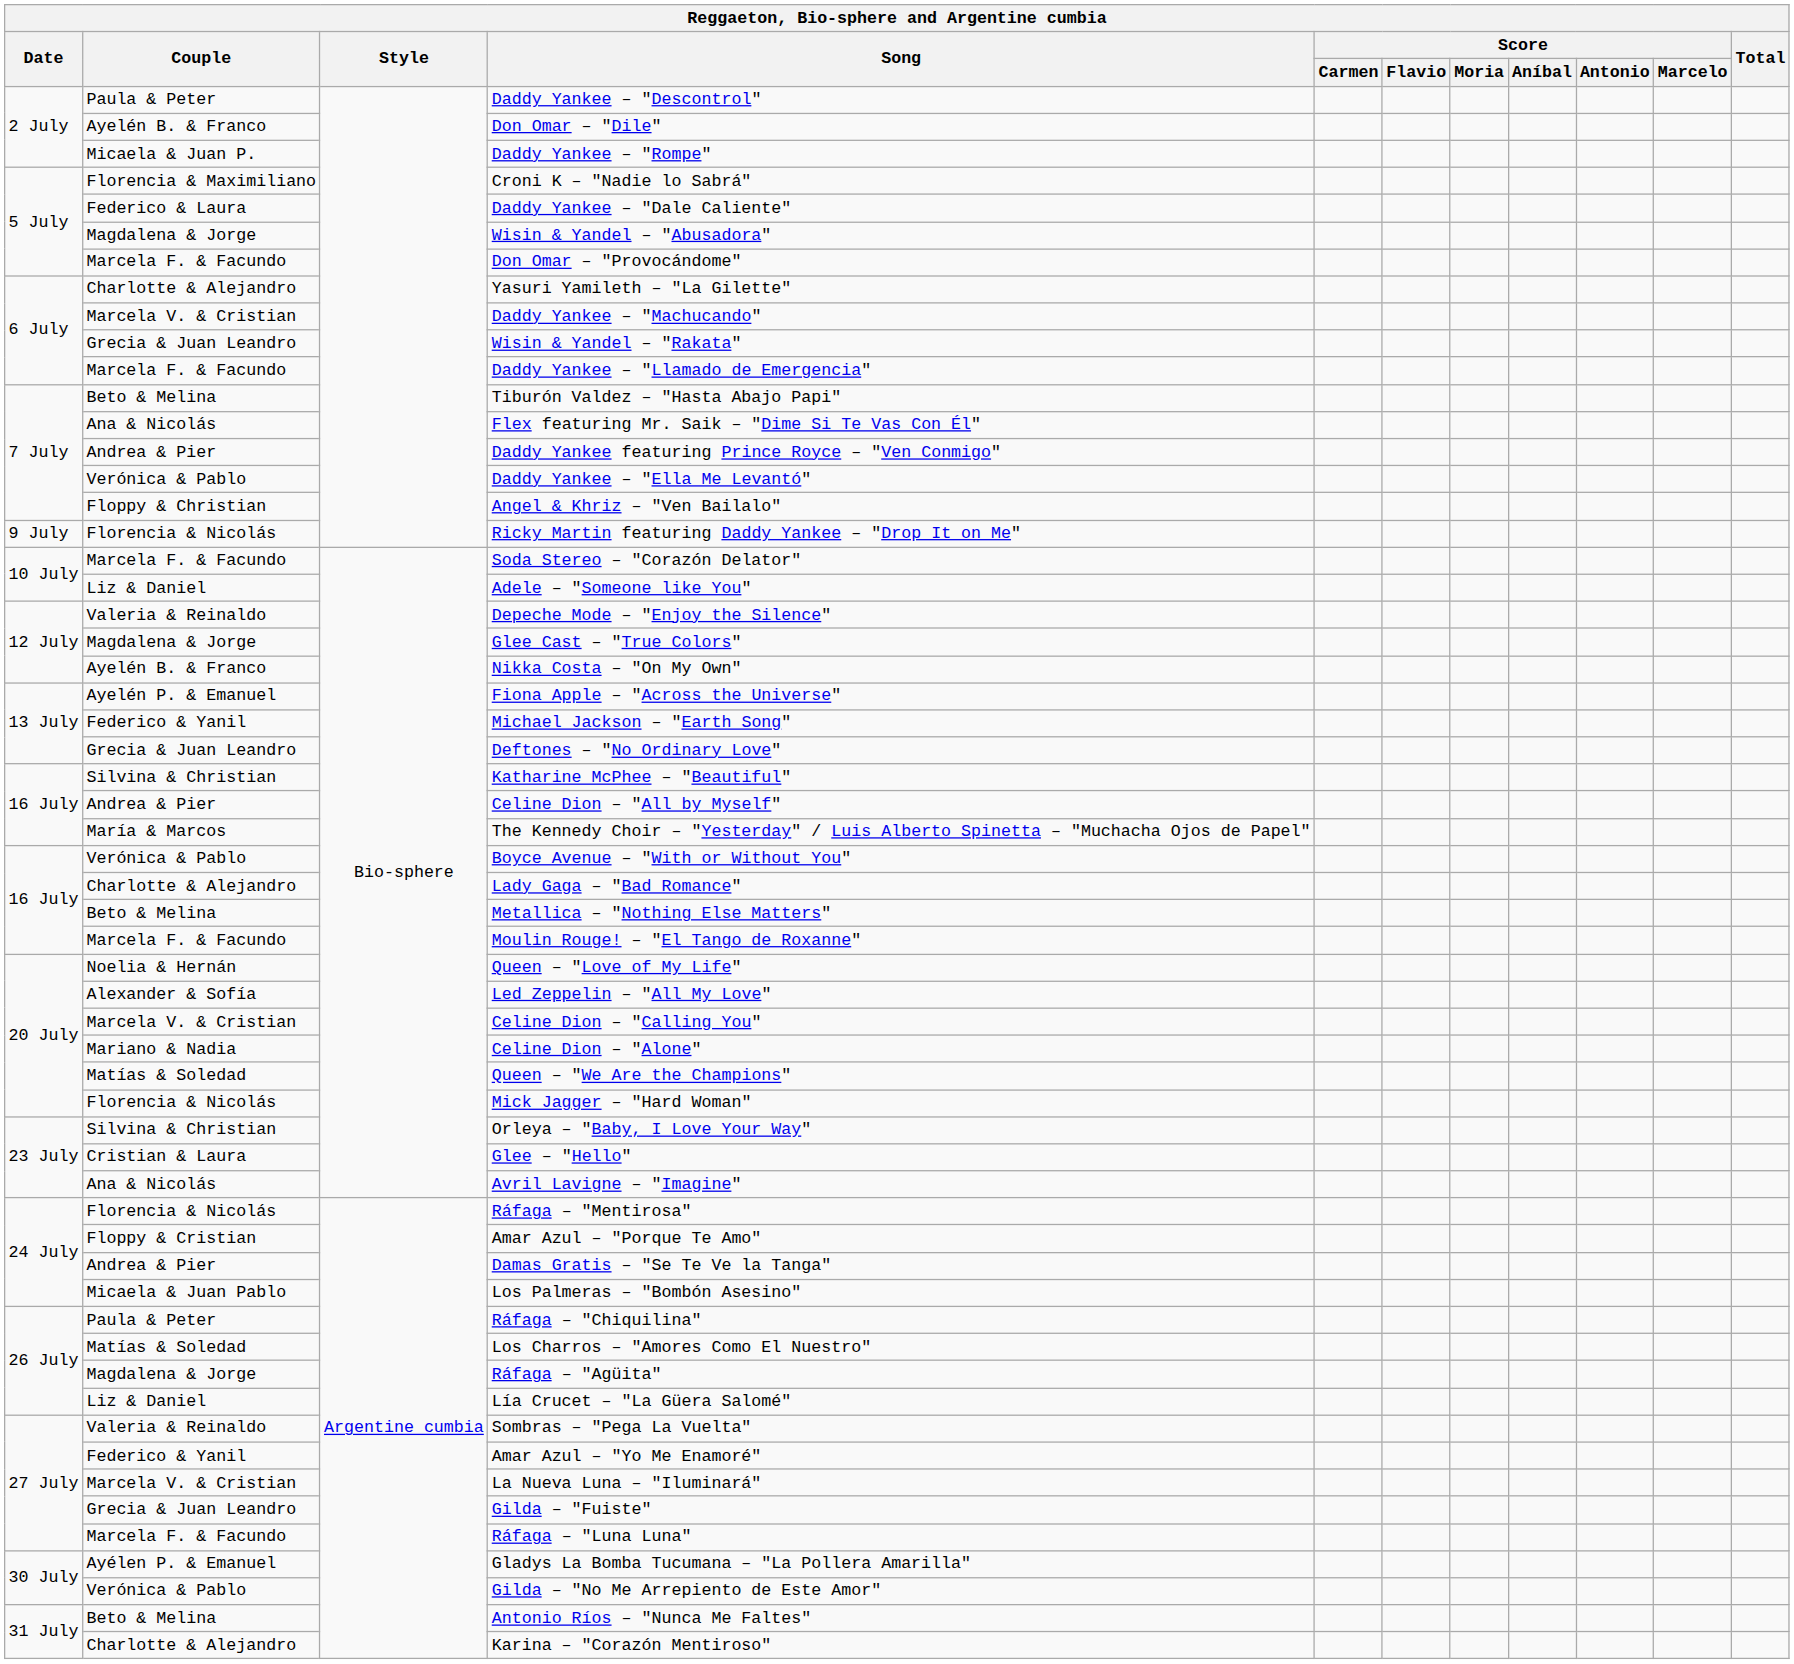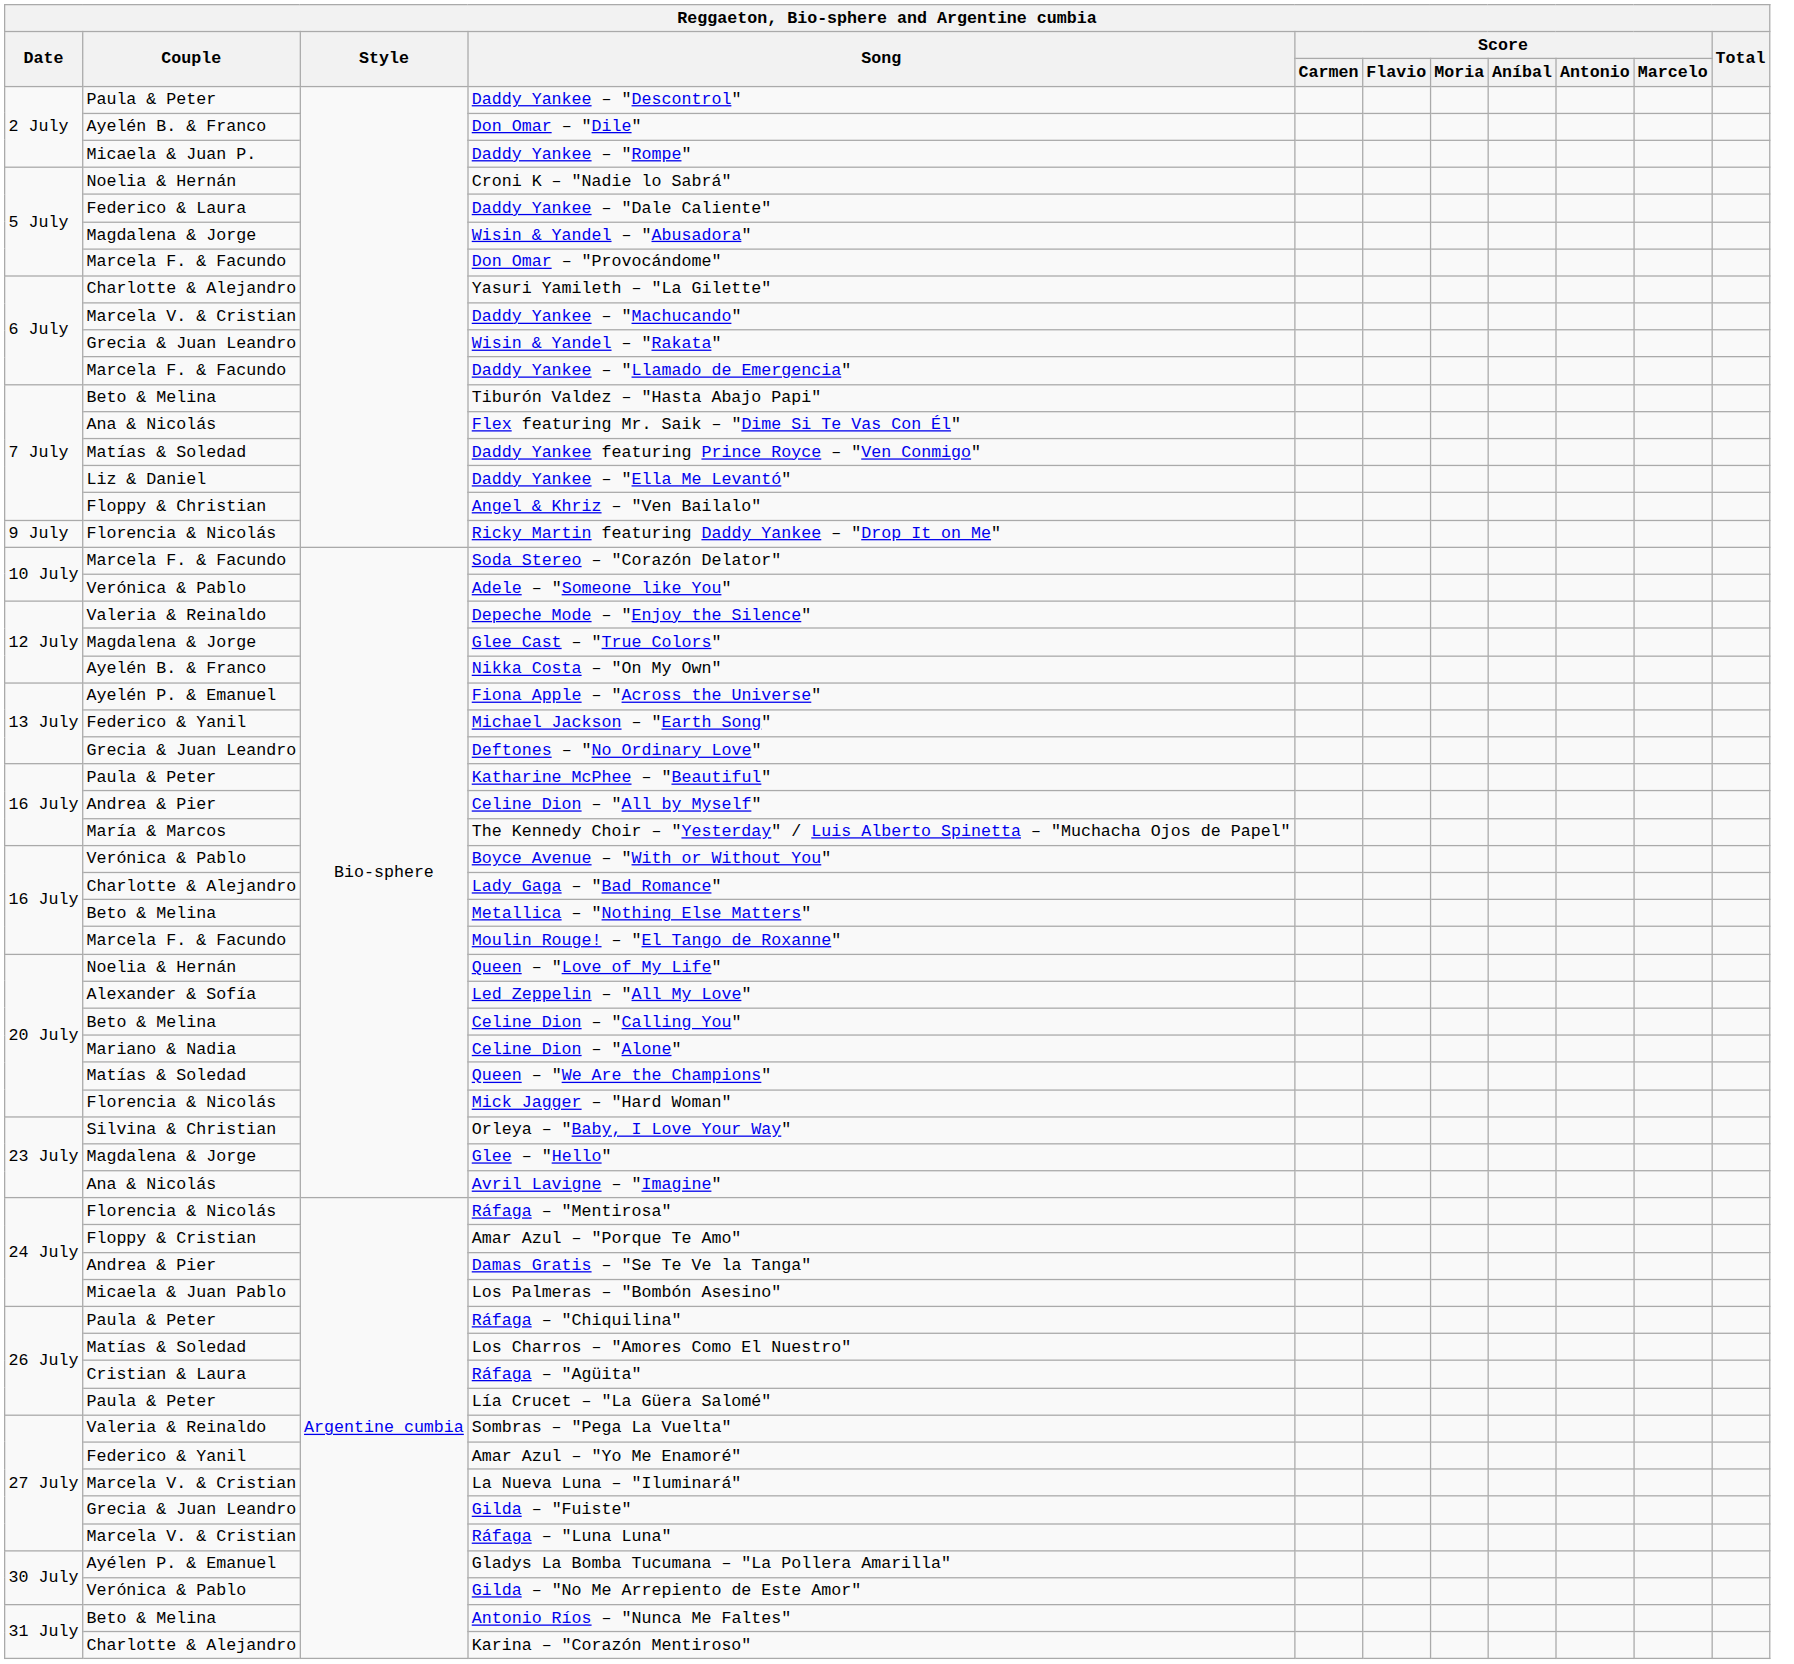(201, 181) Florencia & Maximiliano -> (161, 181) Noelia & Hernán
(151, 452) Andrea & Pier -> (166, 452) Matías & Soledad
(166, 479) Verónica & Pablo -> (146, 479) Liz & Daniel
(146, 588) Liz & Daniel -> (166, 588) Verónica & Pablo
(181, 778) Silvina & Christian -> (151, 778) Paula & Peter
(191, 1022) Marcela V. & Cristian -> (151, 1022) Beto & Melina
(166, 1157) Cristian & Laura -> (171, 1157) Magdalena & Jorge
(171, 1374) Magdalena & Jorge -> (166, 1374) Cristian & Laura
(146, 1401) Liz & Daniel -> (151, 1401) Paula & Peter
(186, 1537) Marcela F. & Facundo -> (191, 1537) Marcela V. & Cristian
